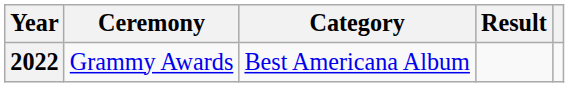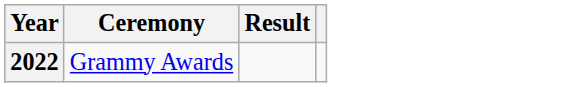- column: (357, 23)
